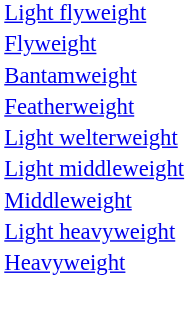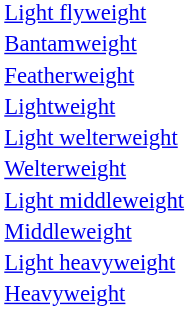- row: (50, 44)
+ row: (60, 106)
+ row: (65, 169)
